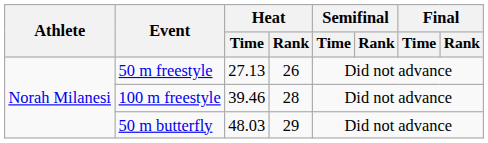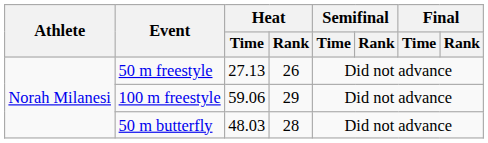(247, 98) 39.46 -> (247, 98) 59.06
(291, 98) 28 -> (291, 98) 29
(291, 125) 29 -> (291, 125) 28
